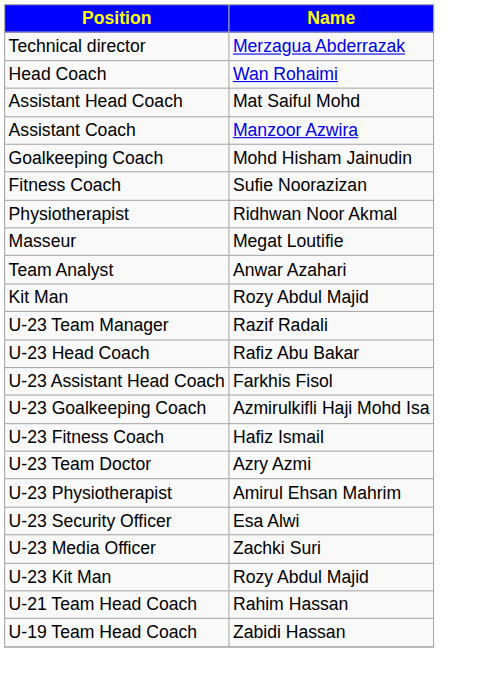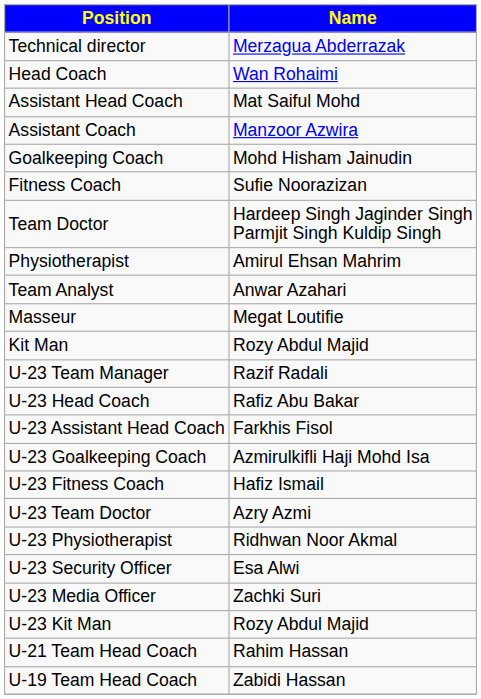+ row: (58, 223)
(315, 213) Ridhwan Noor Akmal -> (317, 261) Amirul Ehsan Mahrim
rows swapped: (61, 269) <-> (42, 241)
(317, 492) Amirul Ehsan Mahrim -> (315, 540) Ridhwan Noor Akmal
